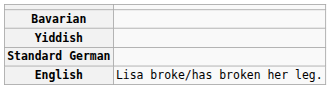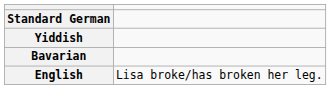rows swapped: (59, 19) <-> (59, 56)
